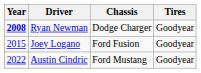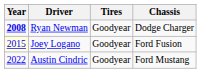columns swapped: (122, 12) <-> (175, 12)
(16, 43) no background -> (16, 43) lightyellow background
